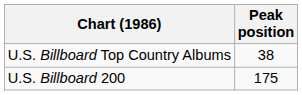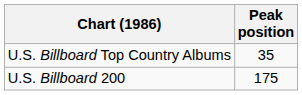(266, 55) 38 -> (266, 55) 35
